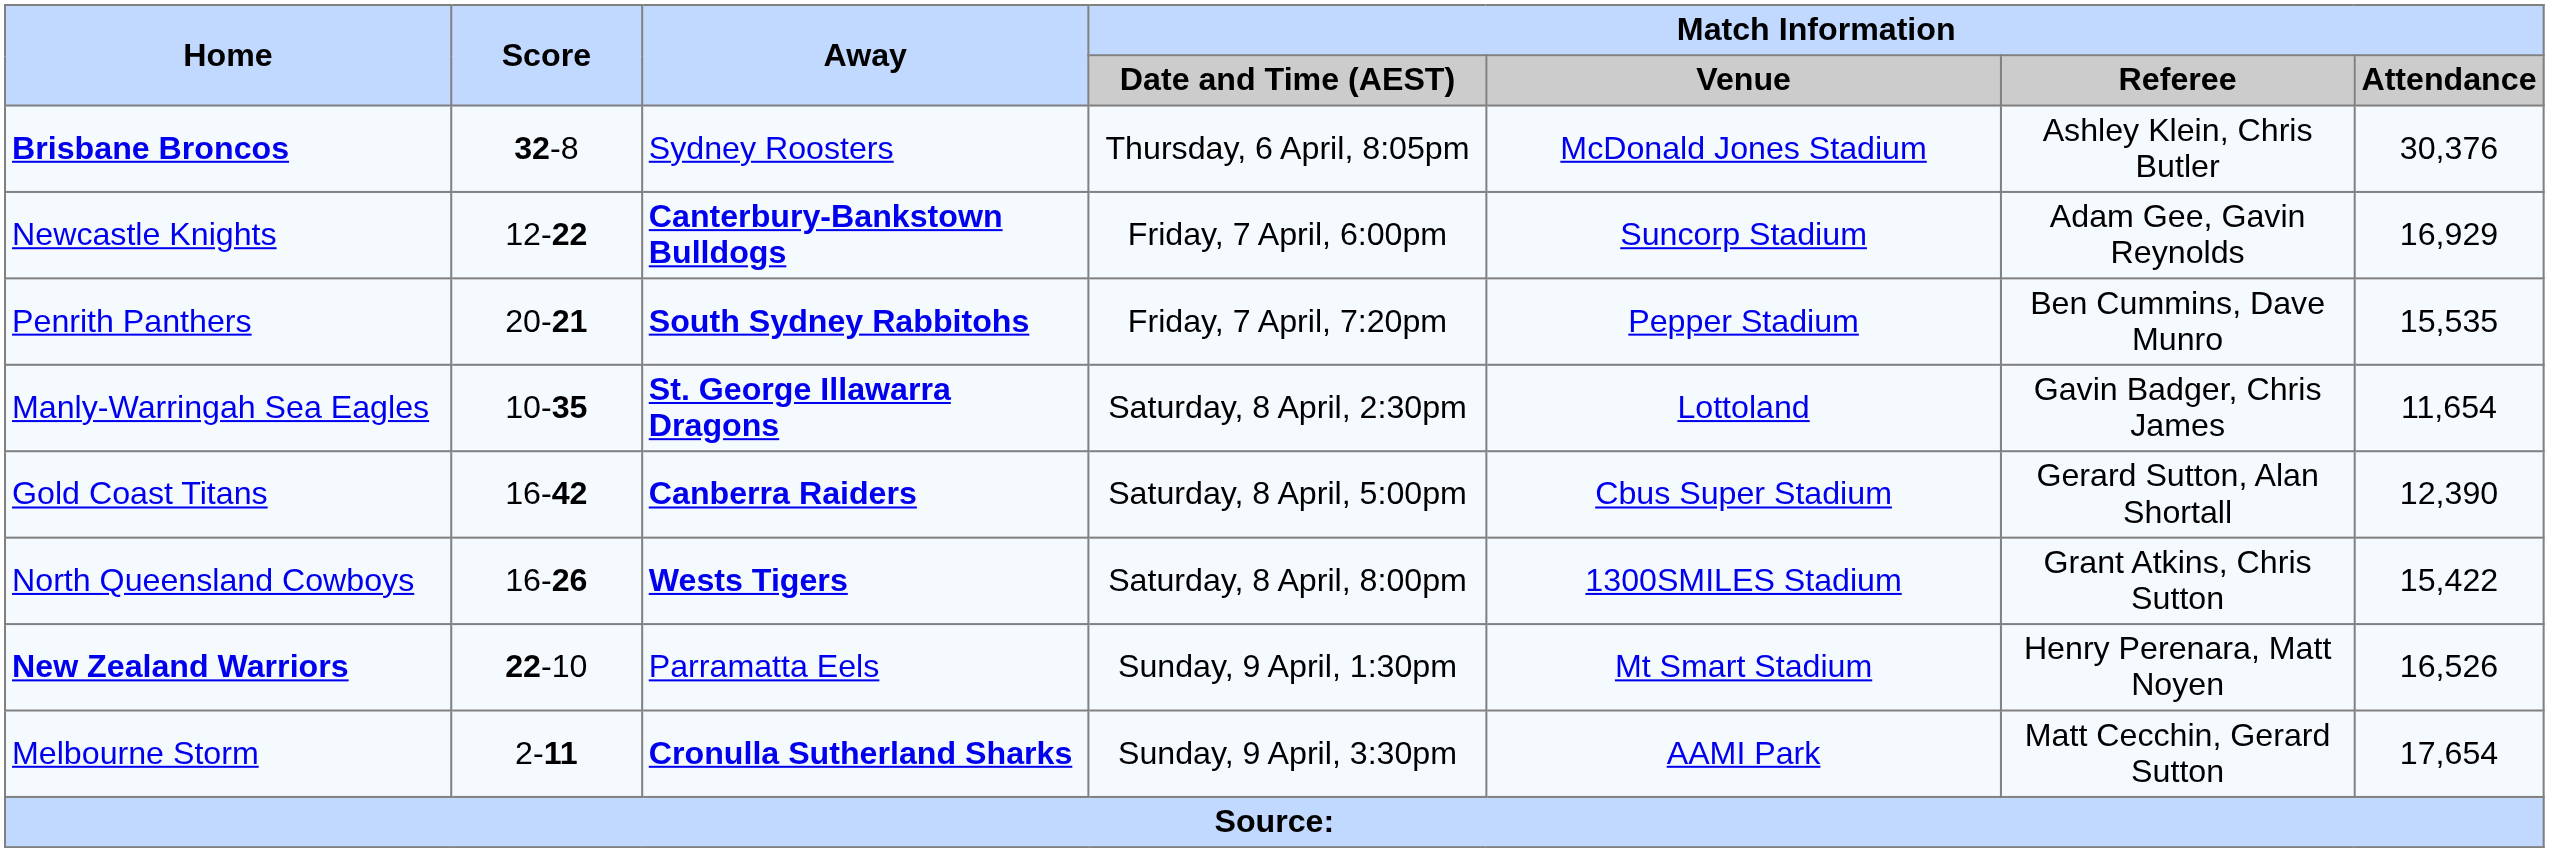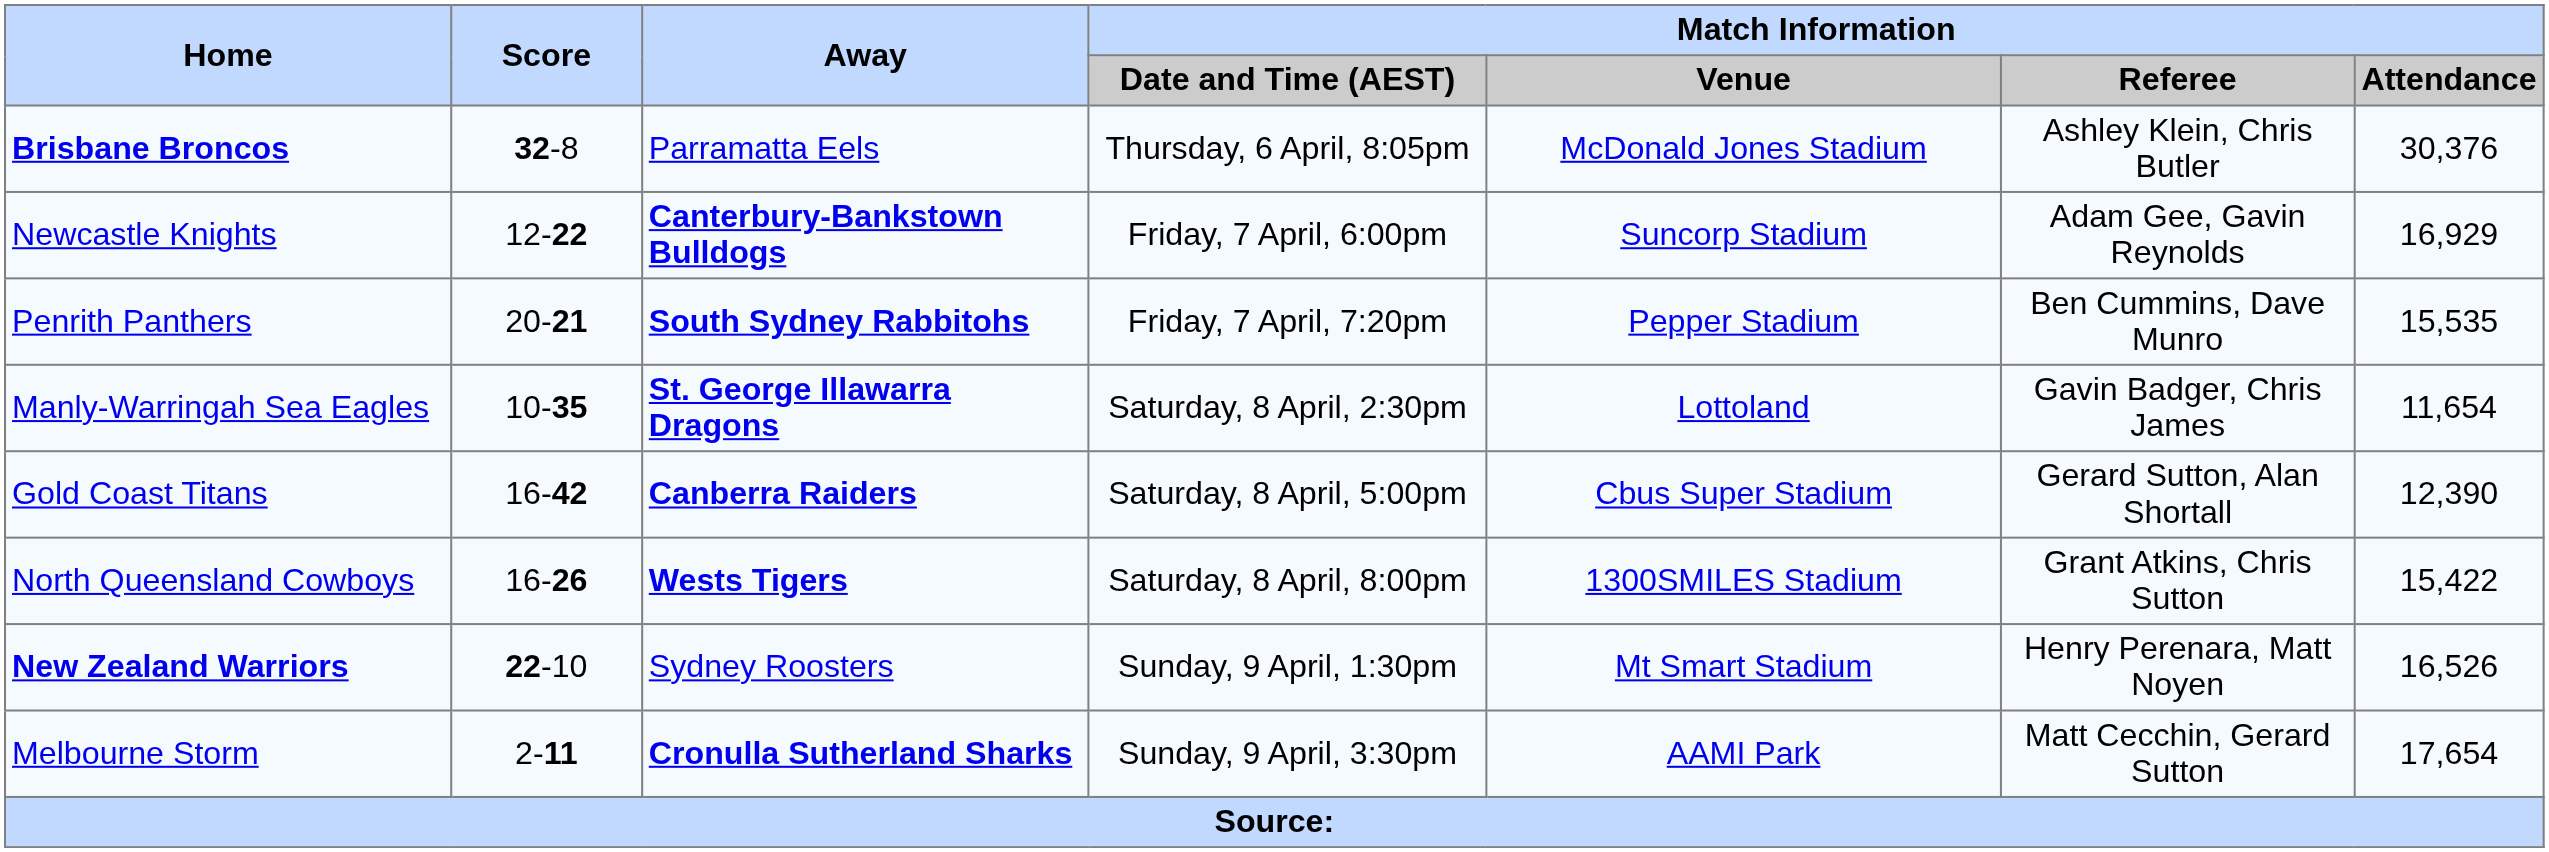(771, 148) Sydney Roosters -> (764, 148) Parramatta Eels
(764, 666) Parramatta Eels -> (771, 666) Sydney Roosters
